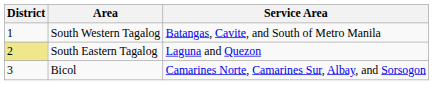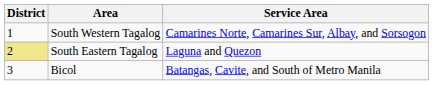(273, 32) Batangas, Cavite, and South of Metro Manila -> (296, 32) Camarines Norte, Camarines Sur, Albay, and Sorsogon
(296, 70) Camarines Norte, Camarines Sur, Albay, and Sorsogon -> (273, 70) Batangas, Cavite, and South of Metro Manila
